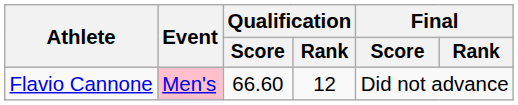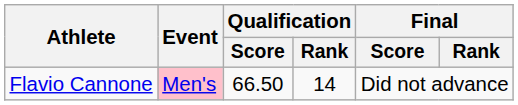(258, 84) 66.60 -> (258, 84) 66.50
(325, 84) 12 -> (325, 84) 14
